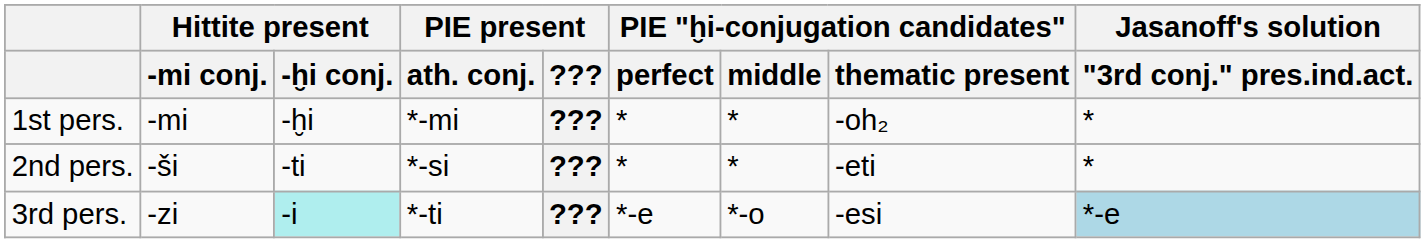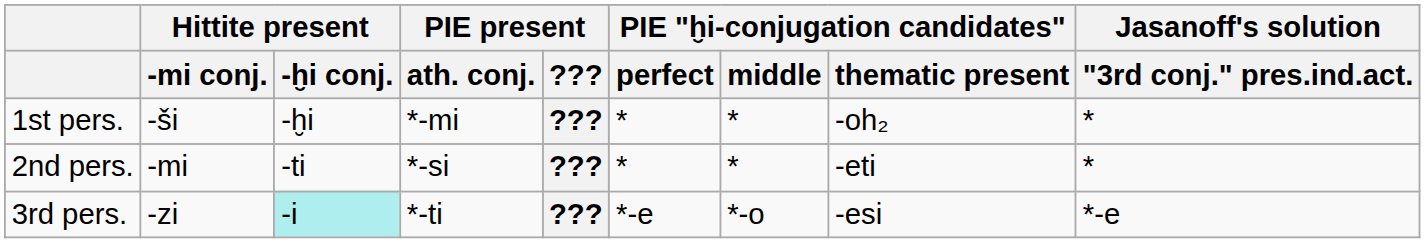(168, 120) -mi -> (163, 120) -ši
(163, 167) -ši -> (168, 167) -mi
(1102, 213) lightblue background -> (1102, 213) no background
